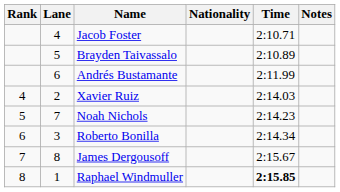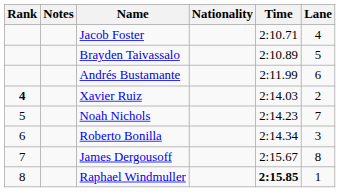columns swapped: (57, 14) <-> (317, 14)
(22, 95) normal -> (22, 95) bold
